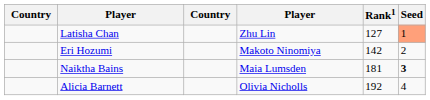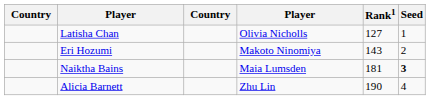(257, 33) Zhu Lin -> (273, 33) Olivia Nicholls
(404, 33) lightsalmon background -> (404, 33) no background
(374, 51) 142 -> (374, 51) 143
(273, 86) Olivia Nicholls -> (257, 86) Zhu Lin
(374, 86) 192 -> (374, 86) 190
